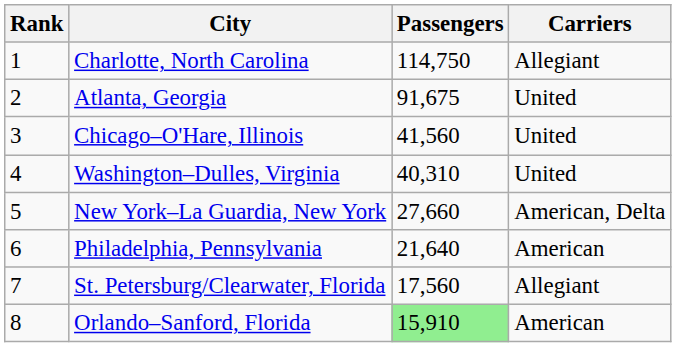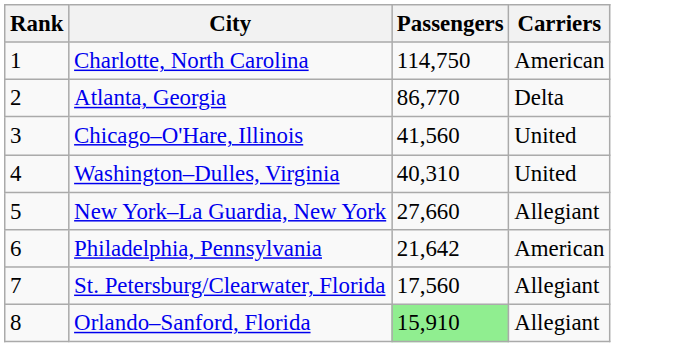(557, 61) Allegiant -> (559, 61) American
(428, 98) 91,675 -> (428, 98) 86,770
(545, 98) United -> (539, 98) Delta
(590, 210) American, Delta -> (557, 210) Allegiant
(428, 248) 21,640 -> (428, 248) 21,642
(559, 323) American -> (557, 323) Allegiant
